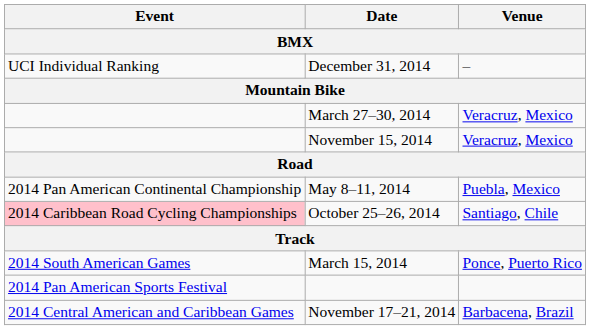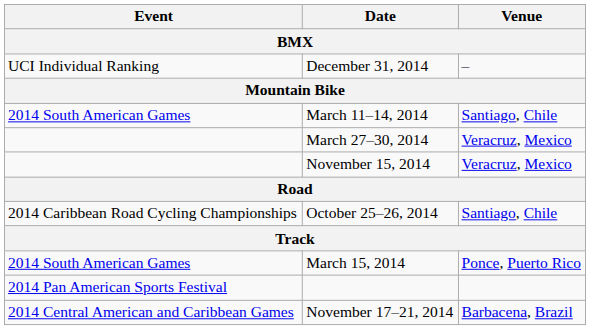+ row: (367, 115)
- row: (359, 189)
(152, 213) pink background -> (152, 213) no background
